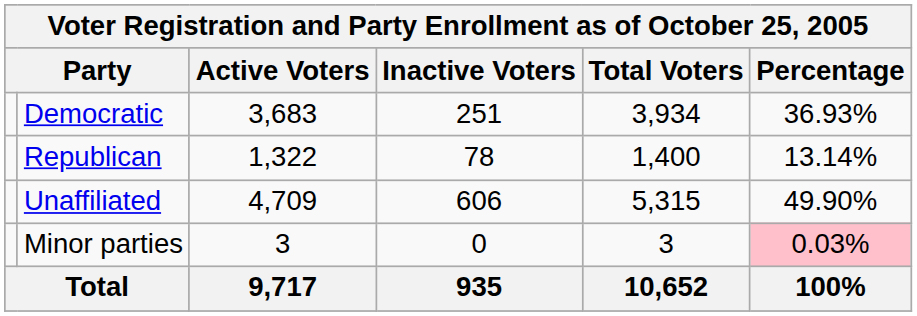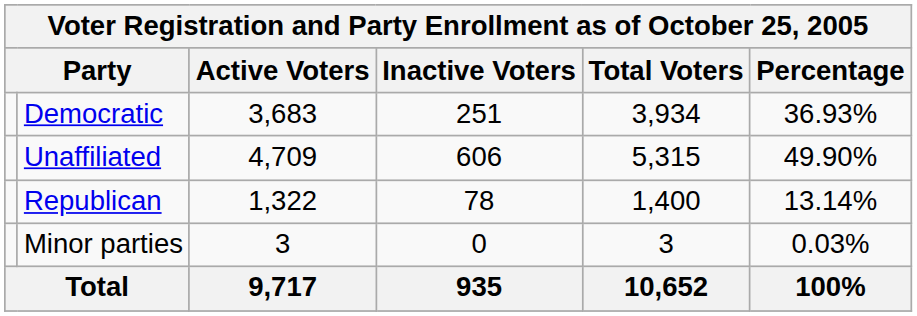rows swapped: (93, 157) <-> (92, 200)
(830, 244) pink background -> (830, 244) no background
